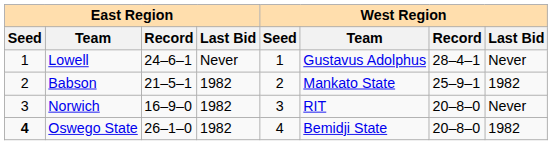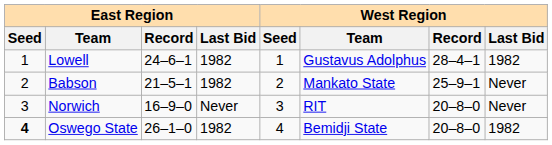(219, 60) Never -> (216, 60) 1982
(507, 60) Never -> (504, 60) 1982
(504, 83) 1982 -> (507, 83) Never
(216, 106) 1982 -> (219, 106) Never
